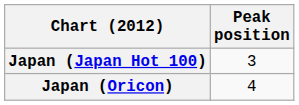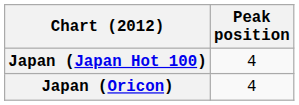(252, 61) 3 -> (252, 61) 4
